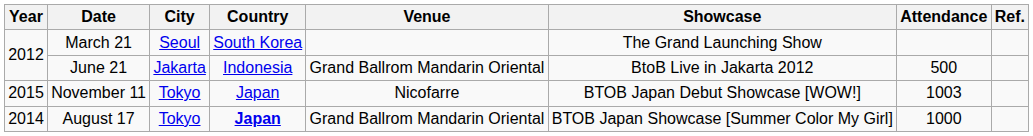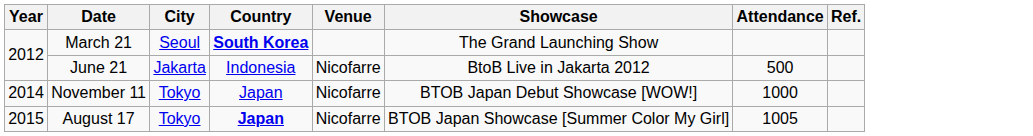(258, 42) normal -> (261, 42) bold
(427, 67) Grand Ballrom Mandarin Oriental -> (348, 67) Nicofarre
(26, 93) 2015 -> (26, 93) 2014
(944, 93) 1003 -> (780, 93) 1000
(26, 118) 2014 -> (26, 118) 2015
(427, 118) Grand Ballrom Mandarin Oriental -> (348, 118) Nicofarre
(944, 118) 1000 -> (780, 118) 1005
